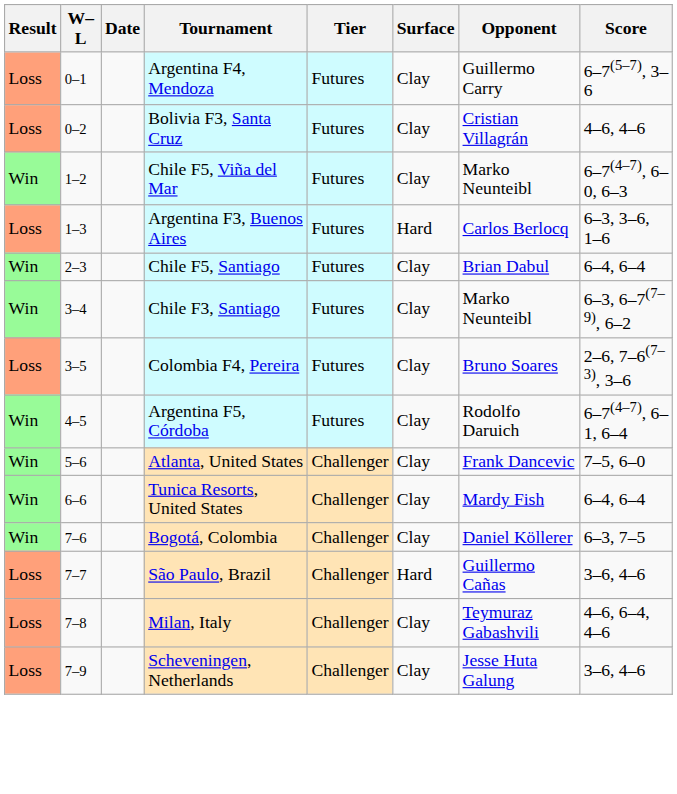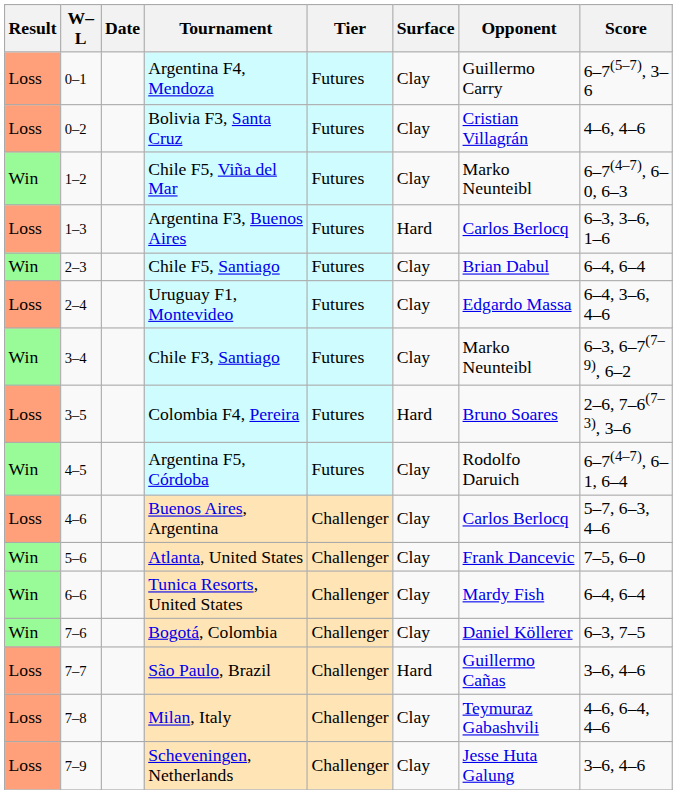+ row: (193, 304)
(413, 366) Clay -> (414, 414) Hard
+ row: (198, 519)
